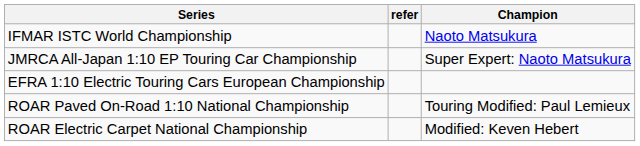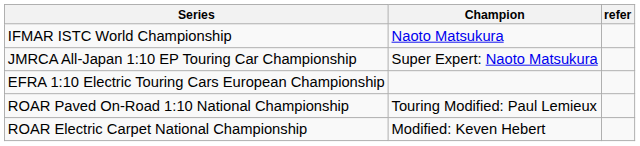columns swapped: (528, 14) <-> (405, 14)
